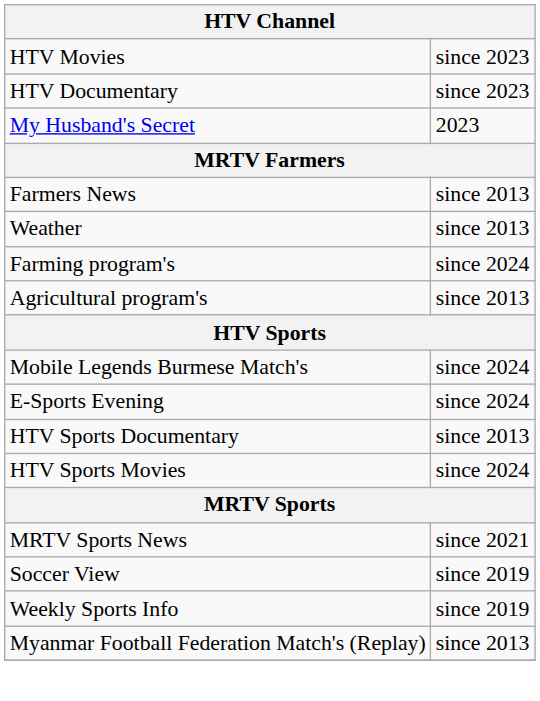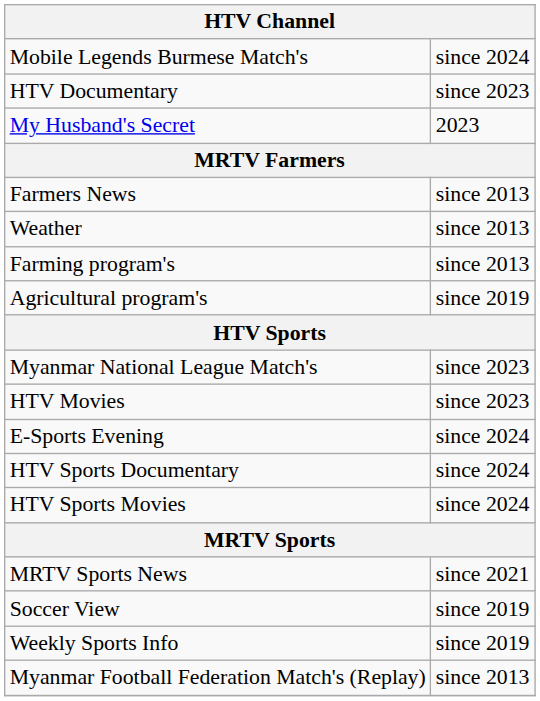rows swapped: (67, 56) <-> (159, 366)
(483, 263) since 2024 -> (483, 263) since 2013
(483, 297) since 2013 -> (483, 297) since 2019
+ row: (164, 366)
(483, 435) since 2013 -> (483, 470) since 2024
